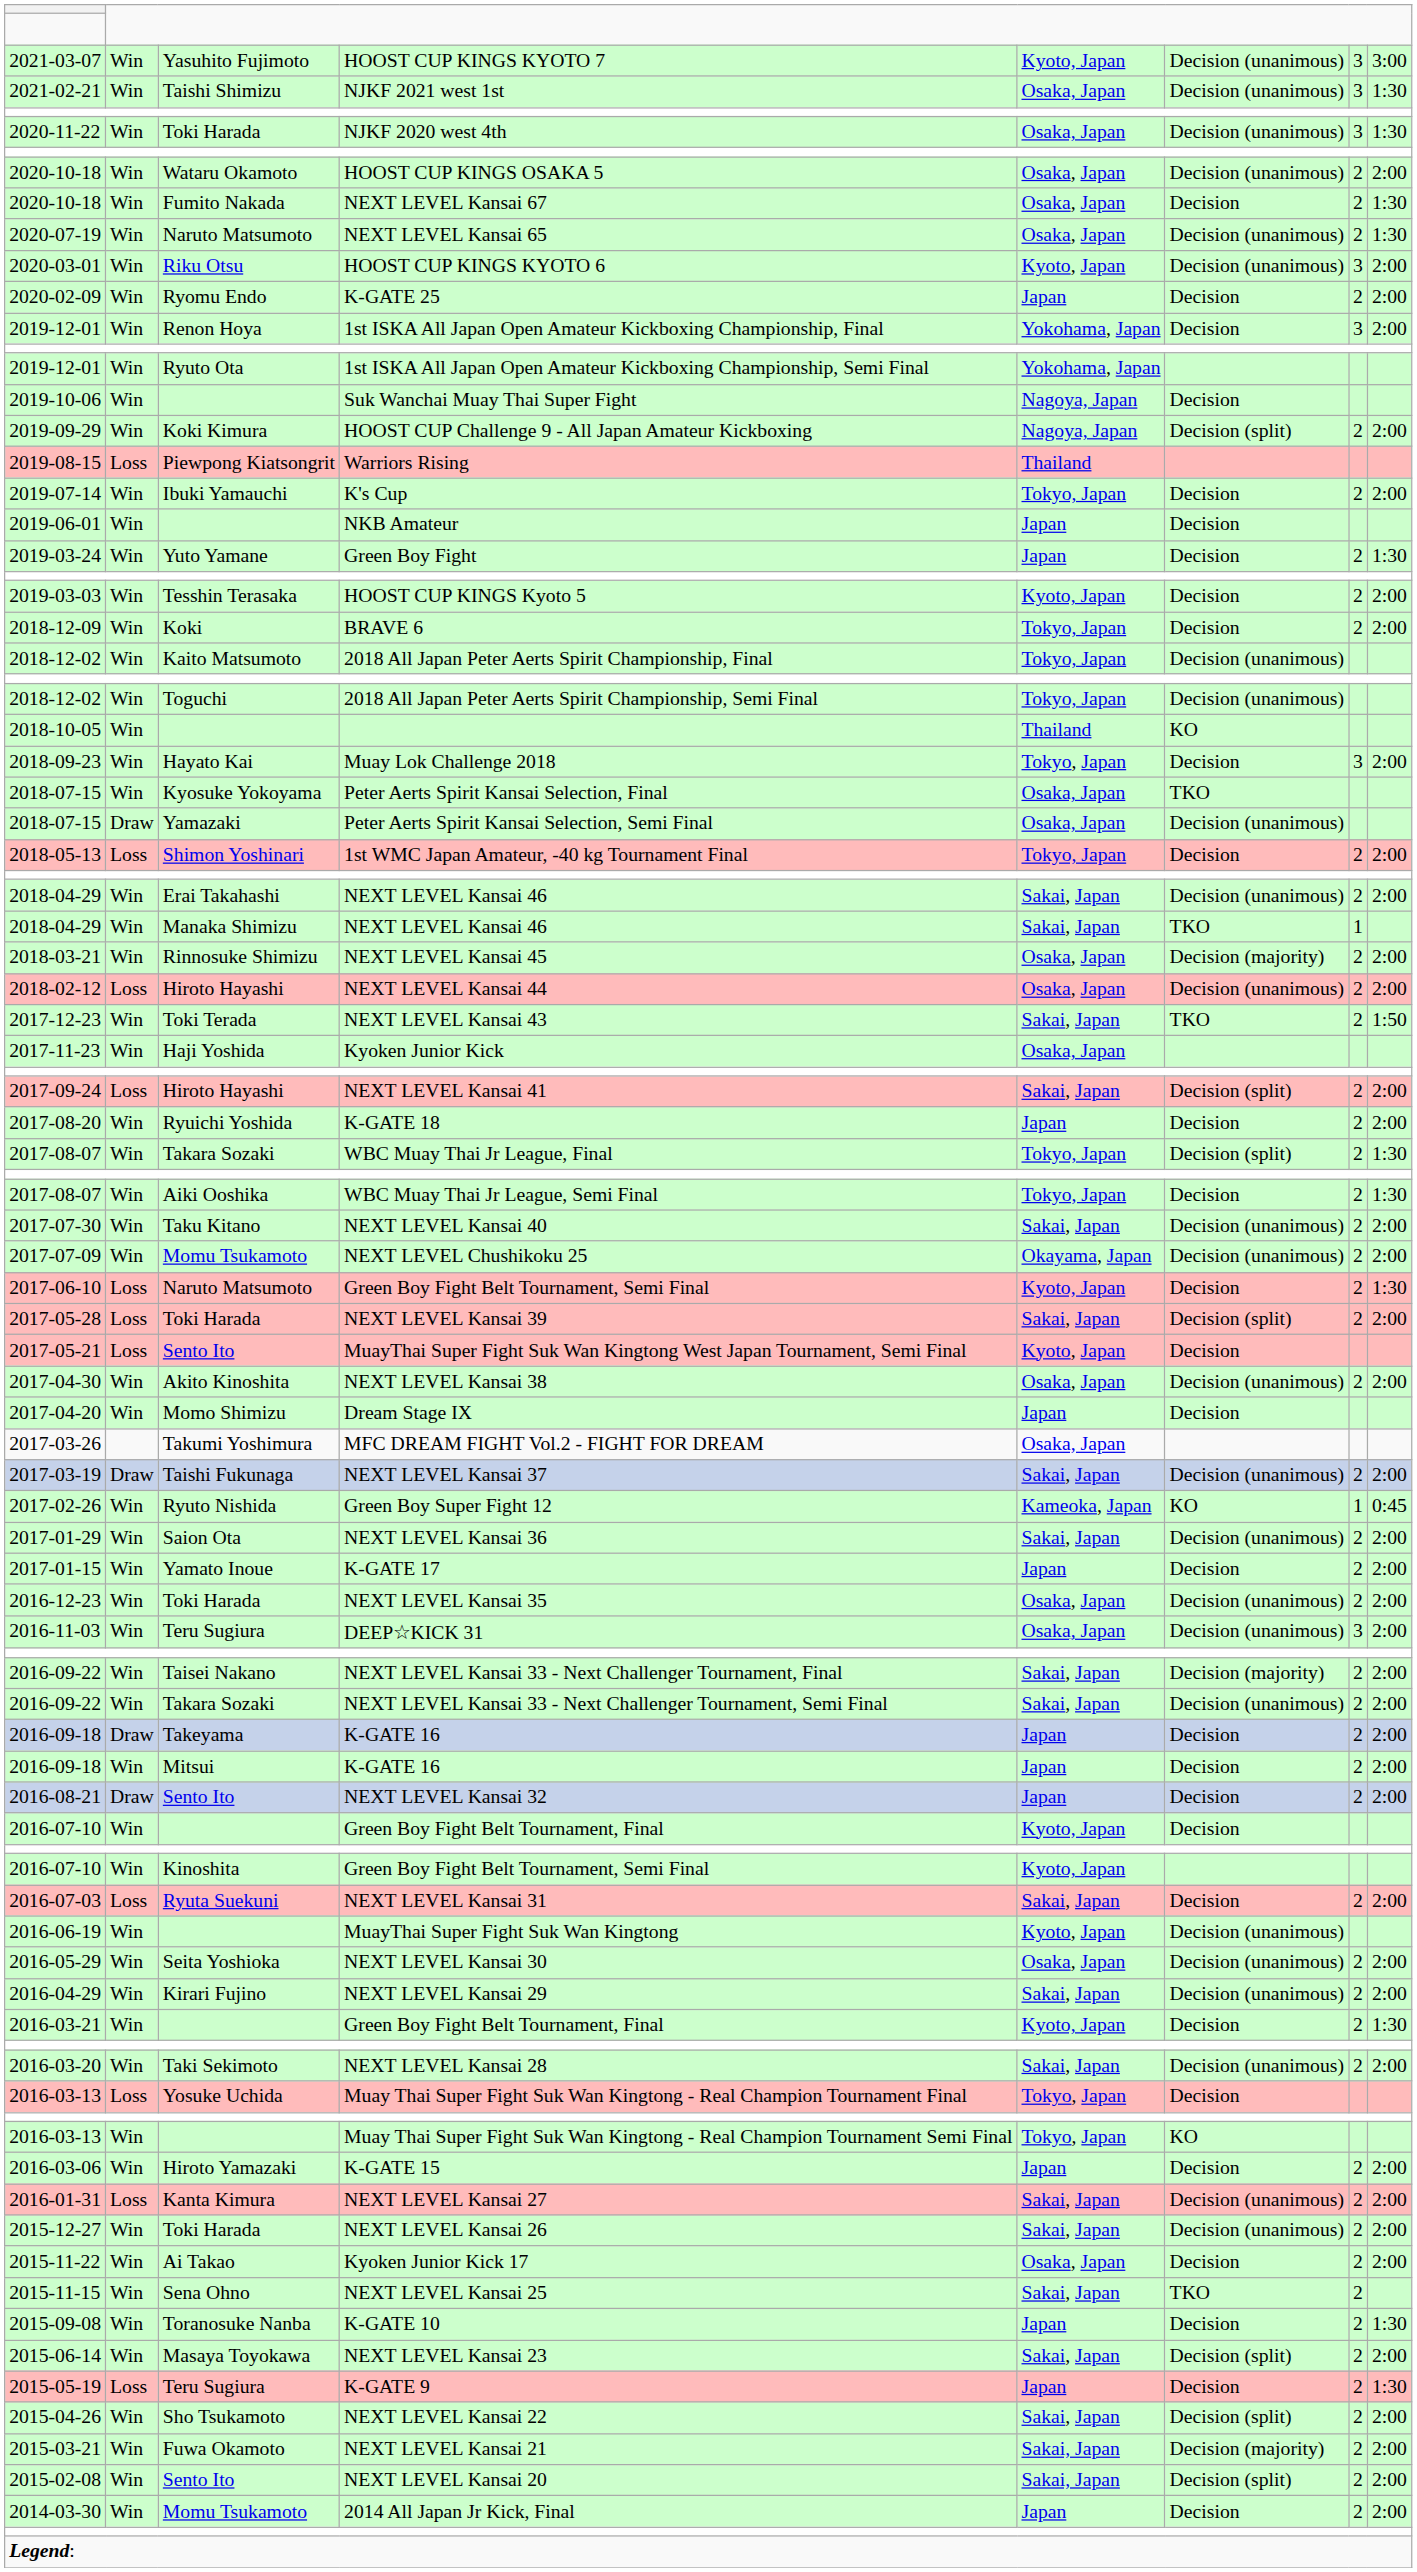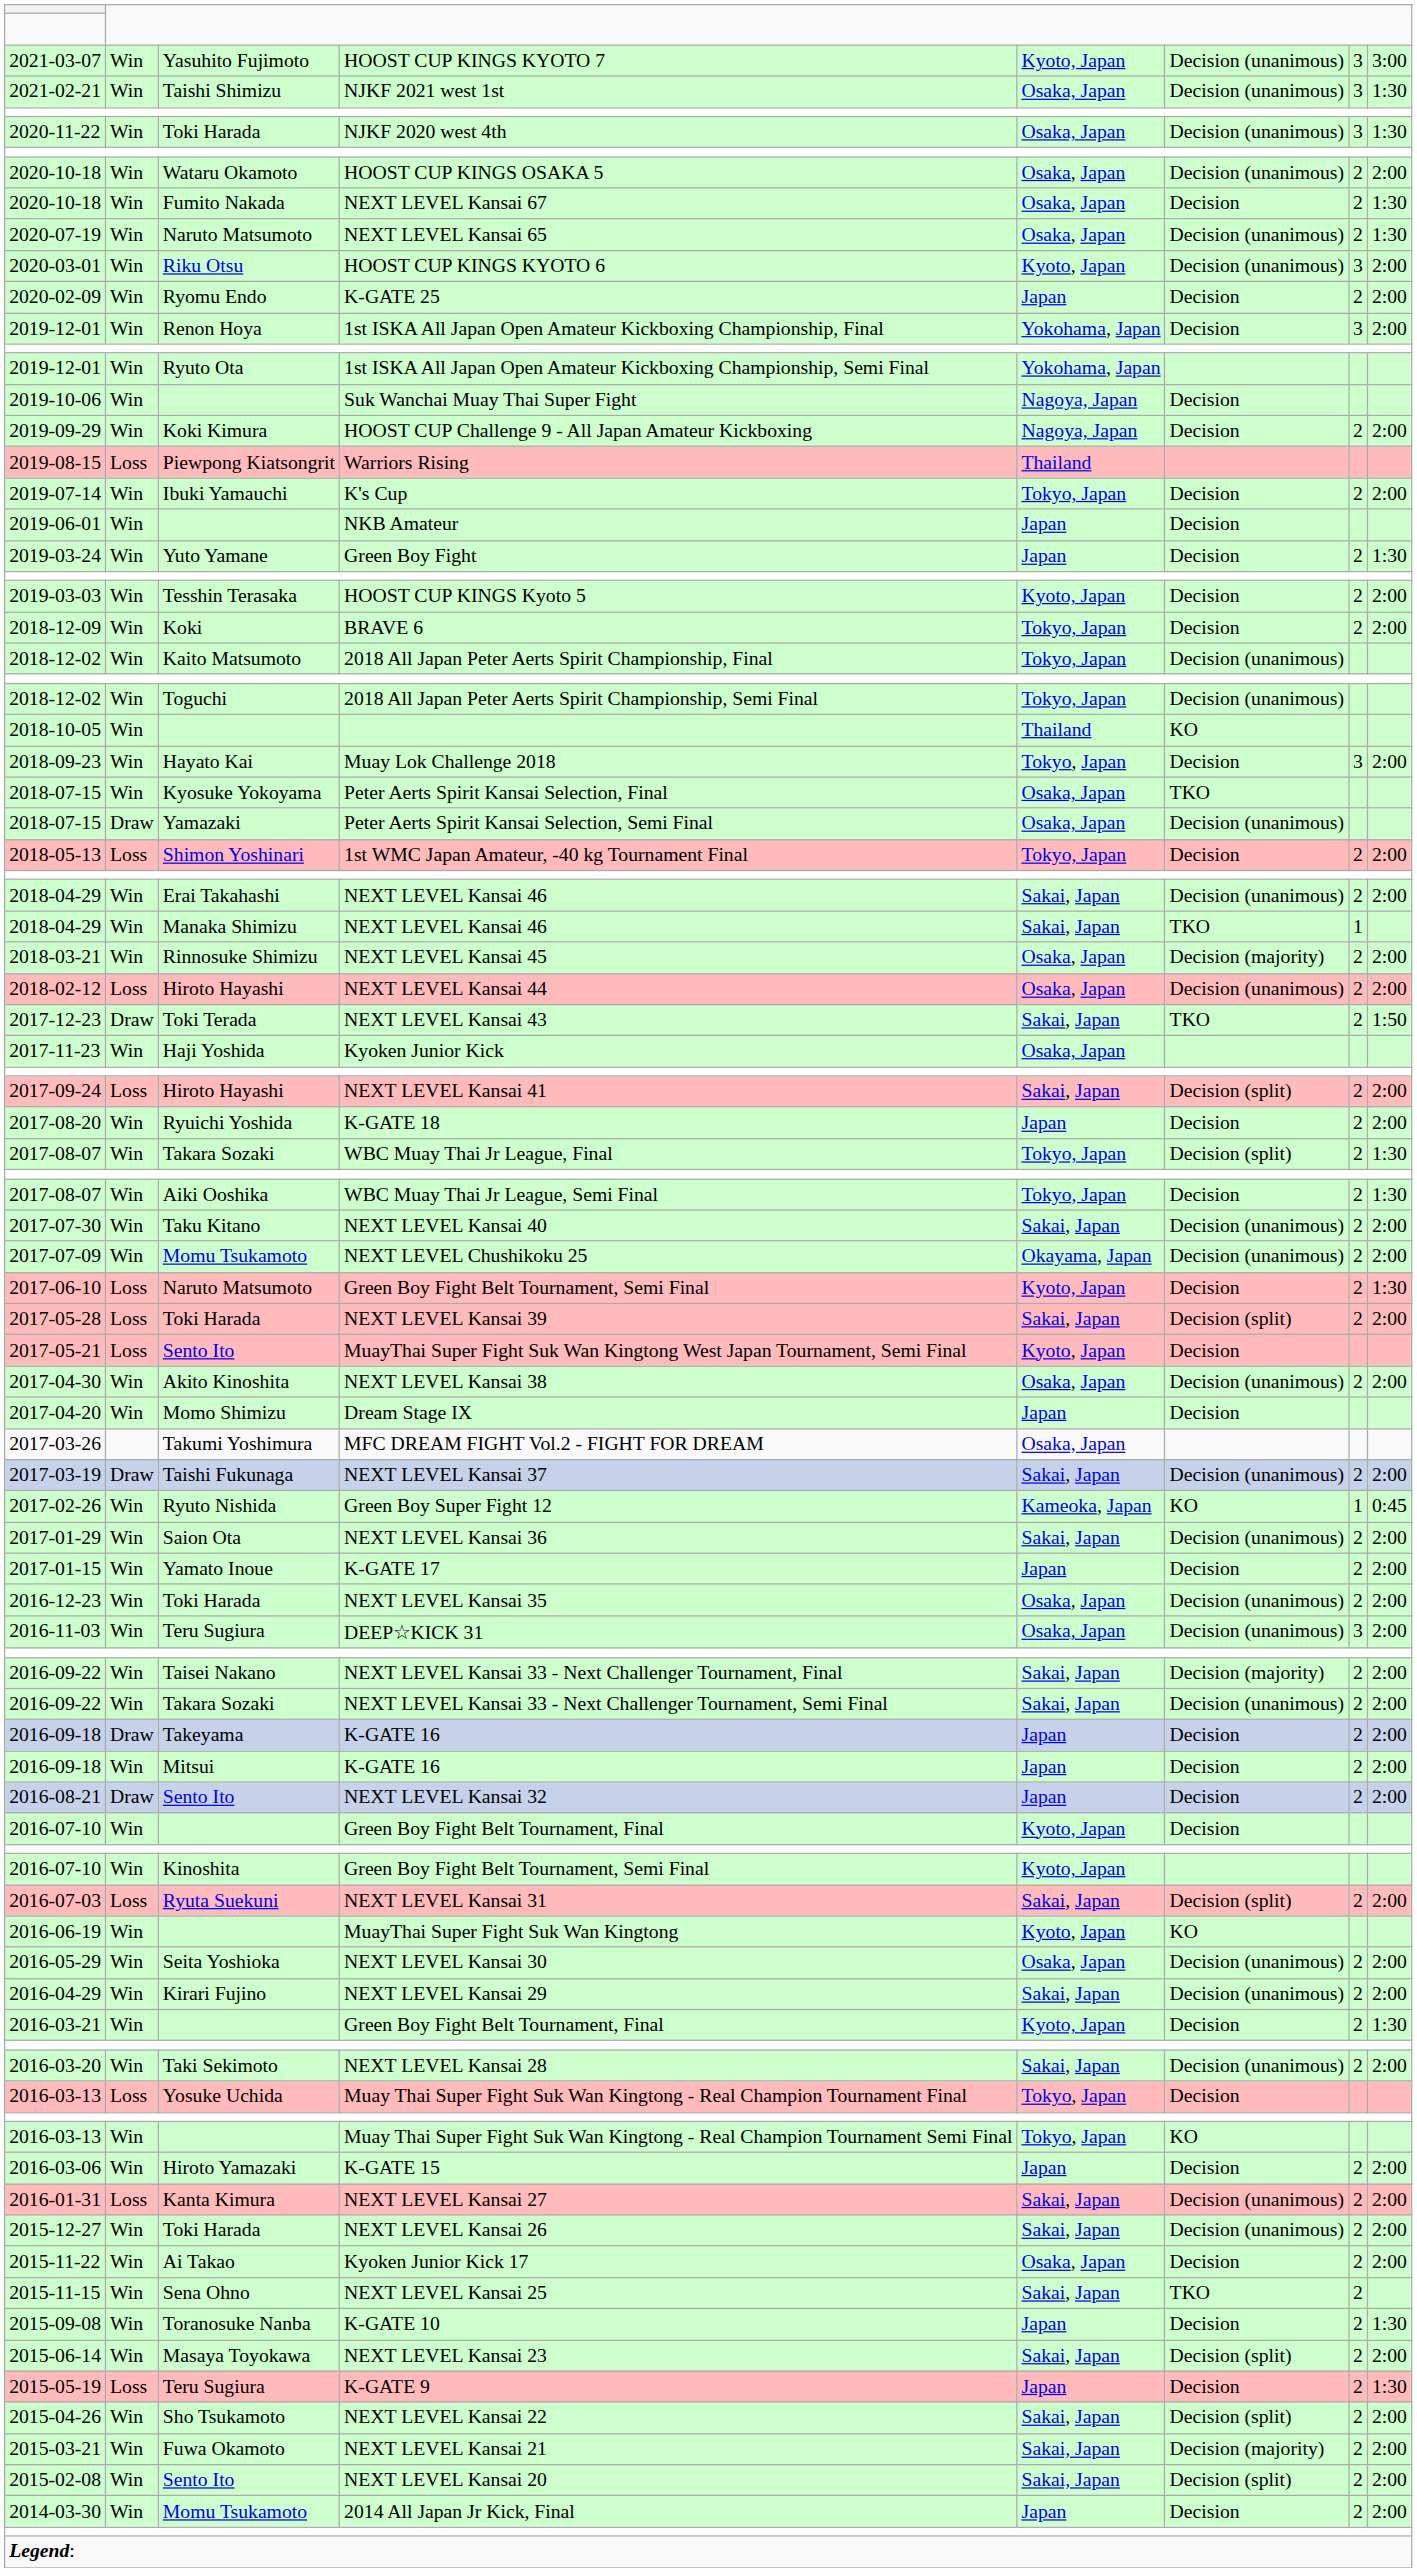(1231, 430) Decision (split) -> (1205, 430) Decision
(127, 1019) Win -> (132, 1019) Draw
(1205, 1900) Decision -> (1231, 1900) Decision (split)
(1257, 1931) Decision (unanimous) -> (1184, 1931) KO
